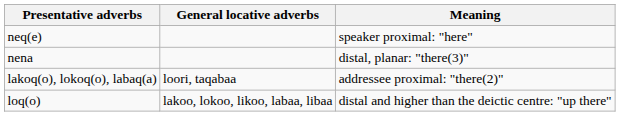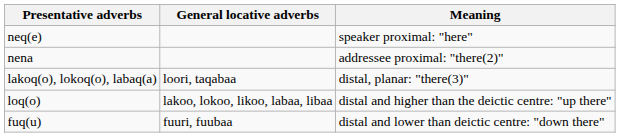(404, 57) distal, planar: "there(3)" -> (421, 57) addressee proximal: "there(2)"
(421, 79) addressee proximal: "there(2)" -> (404, 79) distal, planar: "there(3)"
+ row: (24, 121)
